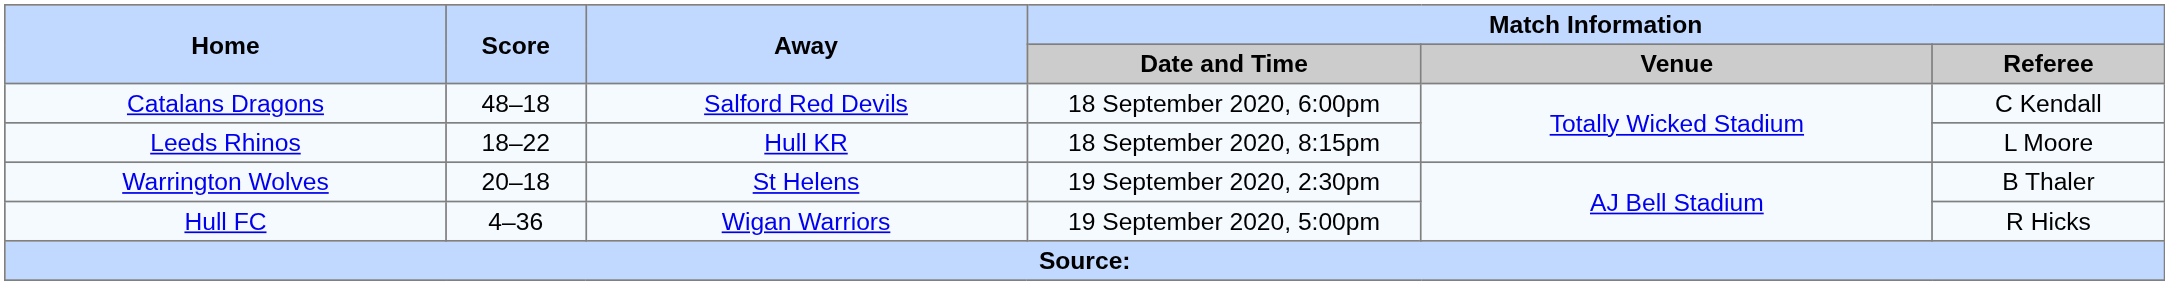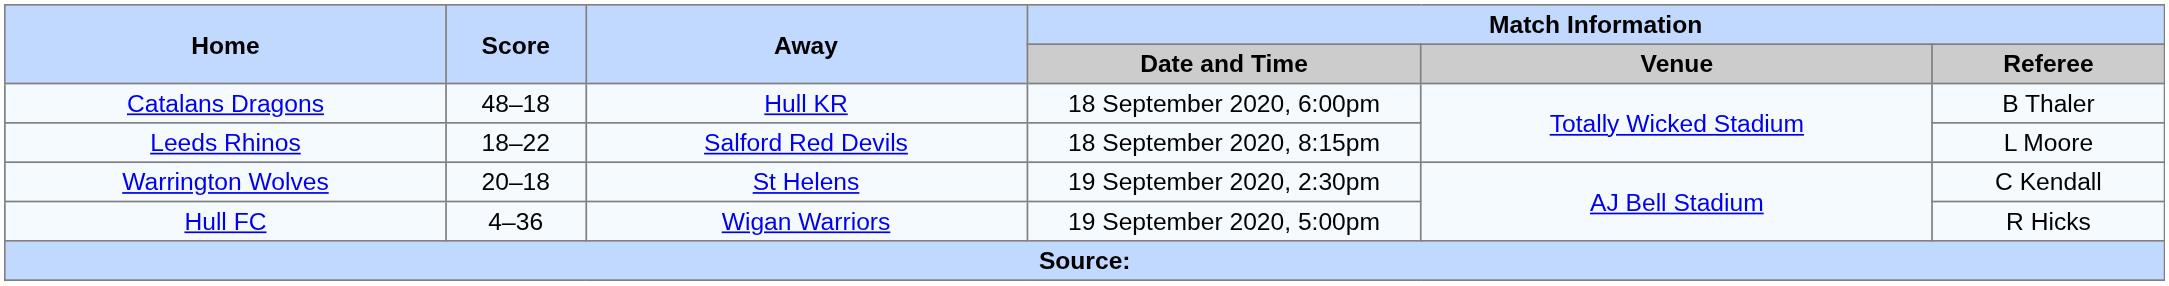(806, 103) Salford Red Devils -> (806, 103) Hull KR
(2048, 103) C Kendall -> (2048, 103) B Thaler
(806, 143) Hull KR -> (806, 143) Salford Red Devils
(2048, 182) B Thaler -> (2048, 182) C Kendall
